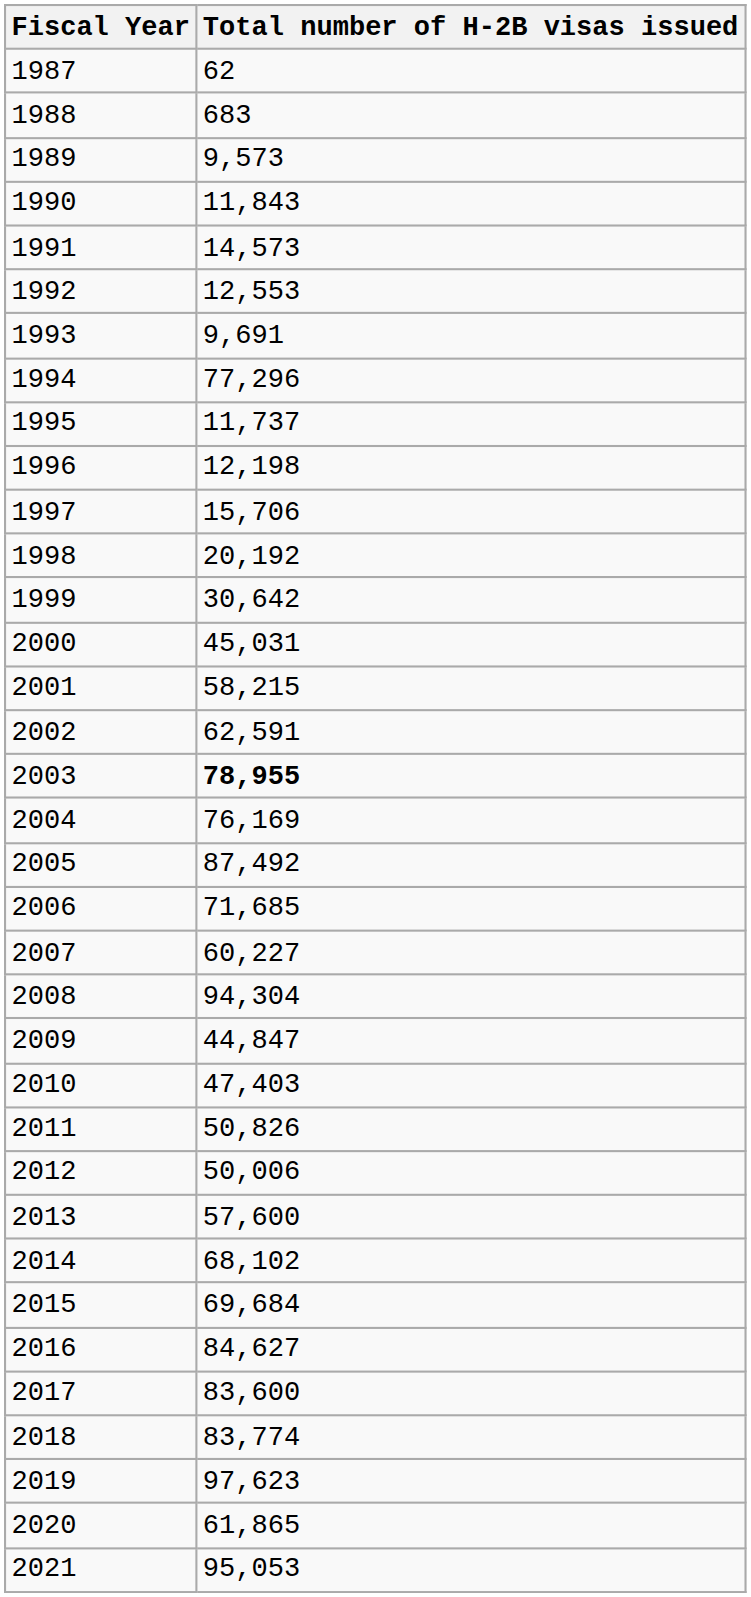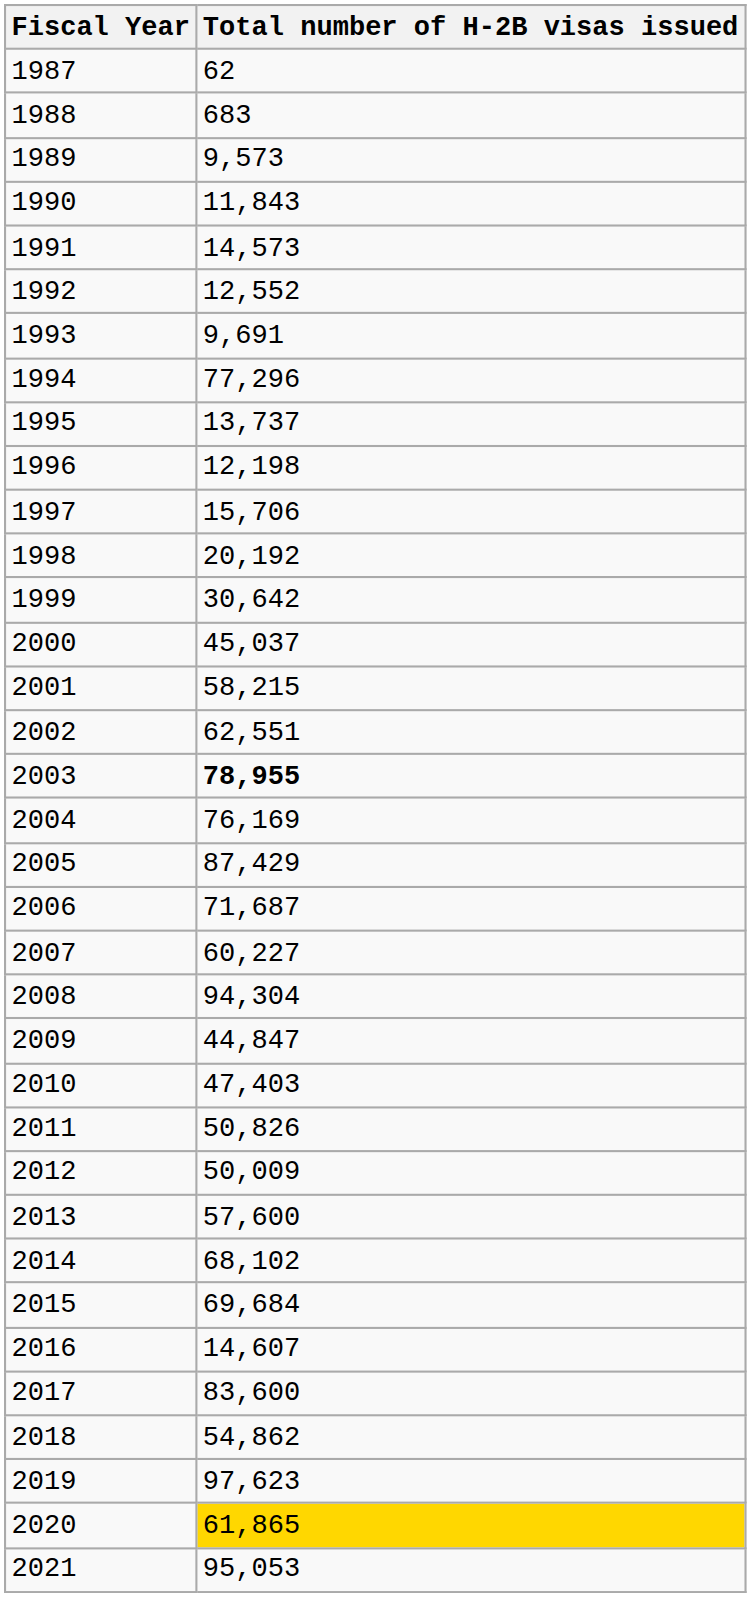(252, 291) 12,553 -> (252, 291) 12,552
(252, 424) 11,737 -> (252, 424) 13,737
(252, 644) 45,031 -> (252, 644) 45,037
(252, 732) 62,591 -> (252, 732) 62,551
(252, 864) 87,492 -> (252, 864) 87,429
(252, 908) 71,685 -> (252, 908) 71,687
(252, 1173) 50,006 -> (252, 1173) 50,009
(252, 1349) 84,627 -> (252, 1349) 14,607
(252, 1437) 83,774 -> (252, 1437) 54,862
(252, 1525) no background -> (252, 1525) gold background
